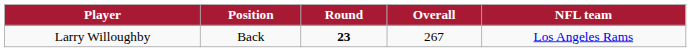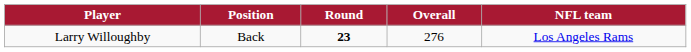(434, 36) 267 -> (434, 36) 276
